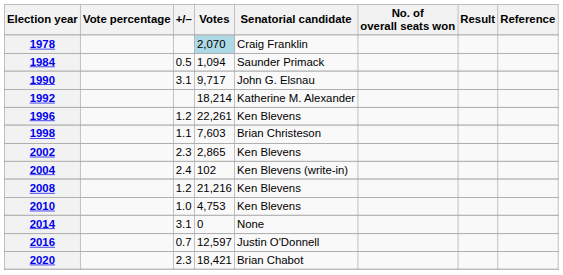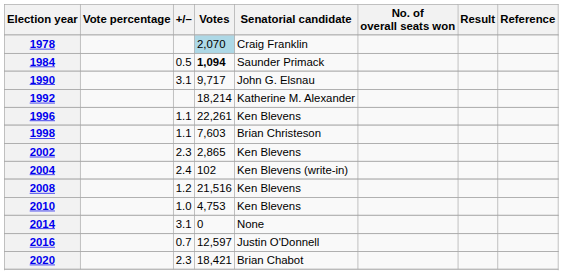(211, 62) normal -> (211, 62) bold
(184, 116) 1.2 -> (184, 116) 1.1
(214, 188) 21,216 -> (214, 188) 21,516
